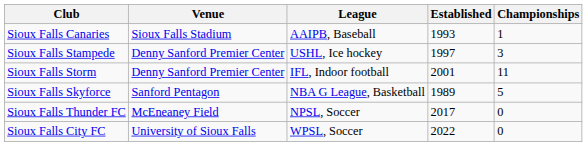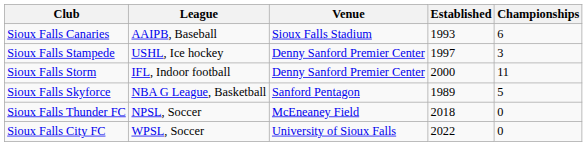columns swapped: (357, 14) <-> (208, 14)
(500, 33) 1 -> (500, 33) 6
(443, 72) 2001 -> (443, 72) 2000
(443, 111) 2017 -> (443, 111) 2018
